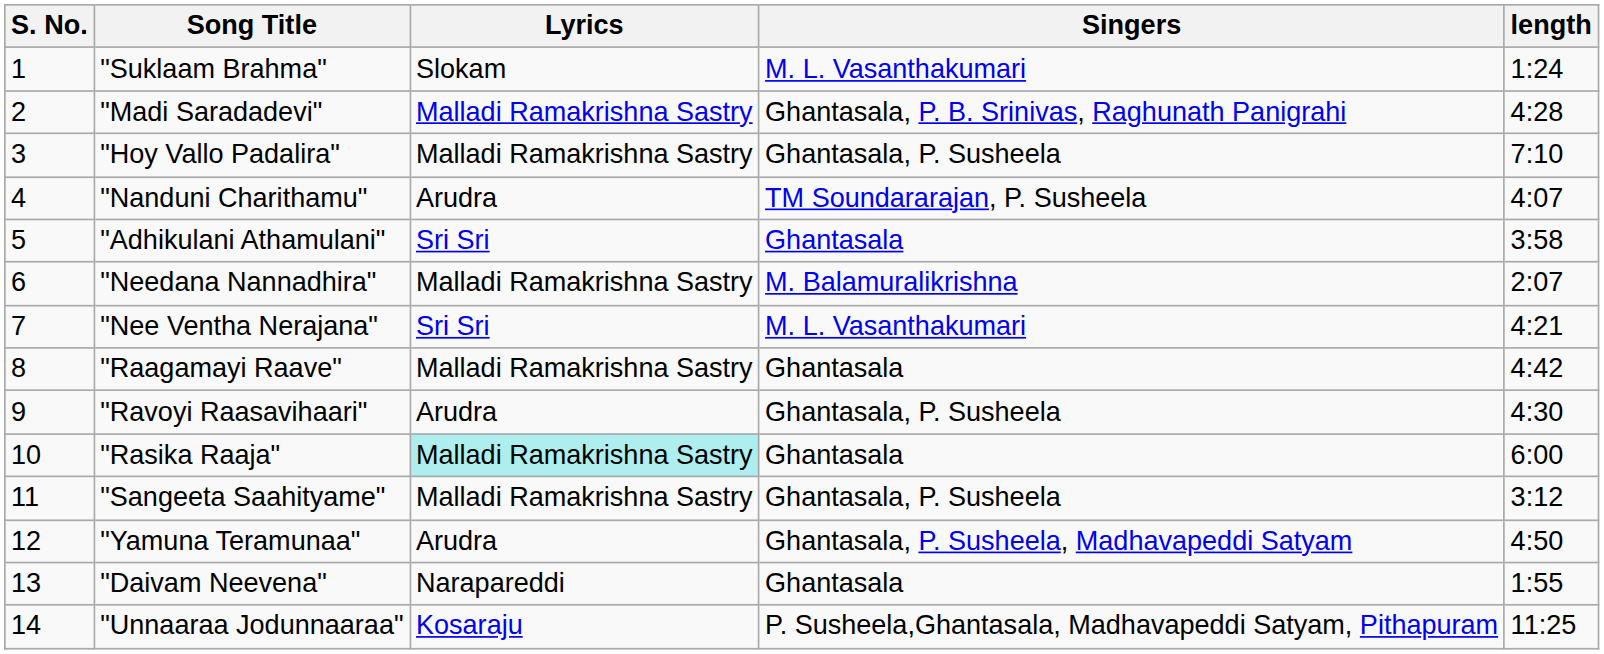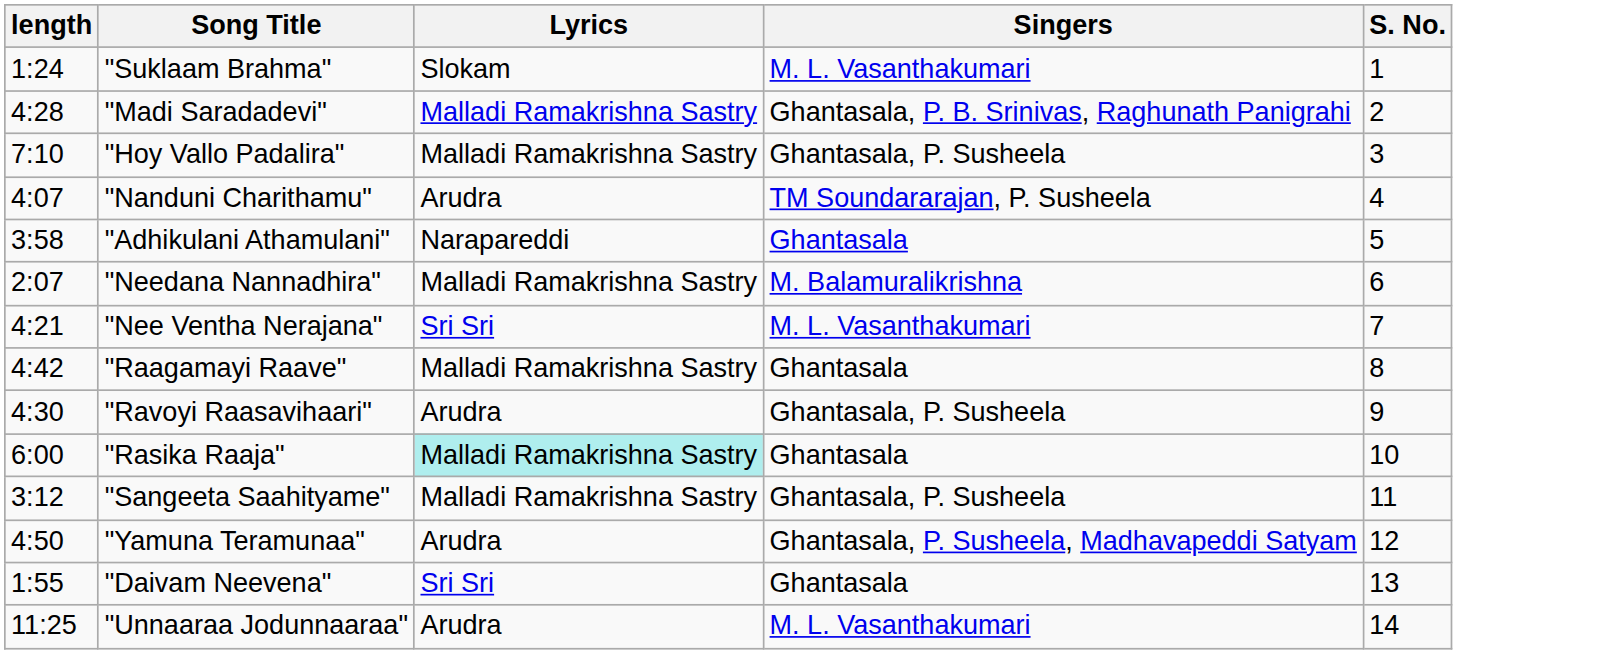columns swapped: (49, 25) <-> (1551, 25)
(453, 240) Sri Sri -> (495, 240) Narapareddi
(490, 583) Narapareddi -> (457, 583) Sri Sri
(469, 626) Kosaraju -> (461, 626) Arudra
(1132, 626) P. Susheela,Ghantasala, Madhavapeddi Satyam, Pithapuram -> (900, 626) M. L. Vasanthakumari
